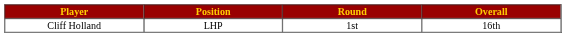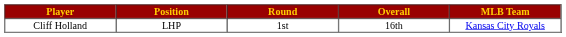+ column: (505, 11)
